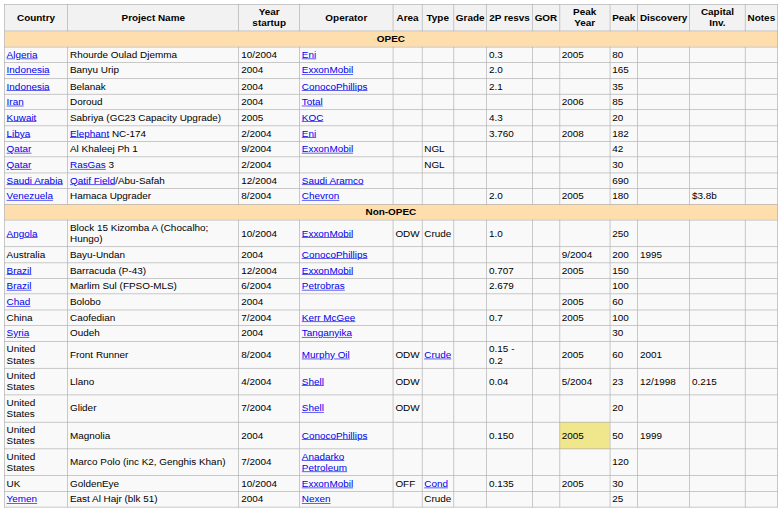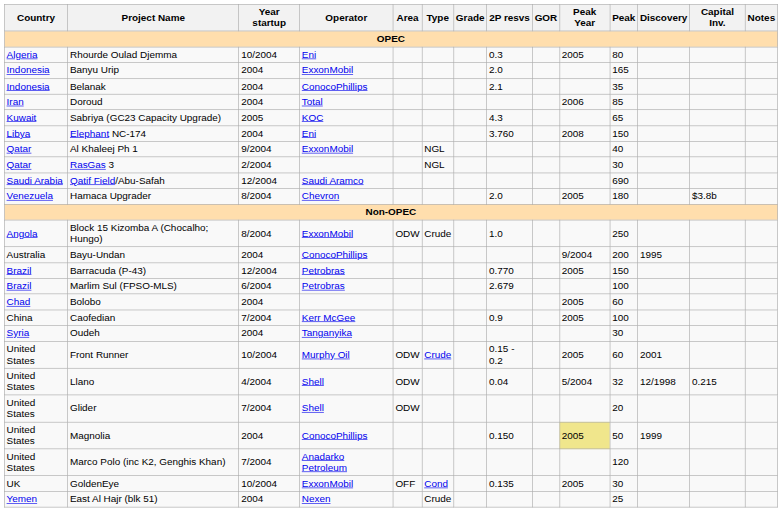(618, 117) 20 -> (618, 117) 65
(256, 133) 2/2004 -> (252, 133) 2004
(620, 133) 182 -> (620, 133) 150
(618, 149) 42 -> (618, 149) 40
(259, 233) 10/2004 -> (256, 233) 8/2004
(327, 270) ExxonMobil -> (323, 270) Petrobras
(501, 270) 0.707 -> (501, 270) 0.770
(496, 317) 0.7 -> (496, 317) 0.9
(256, 354) 8/2004 -> (259, 354) 10/2004
(618, 381) 23 -> (618, 381) 32
